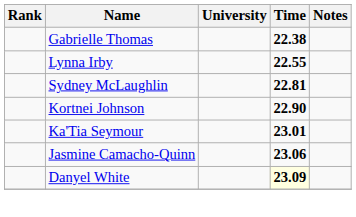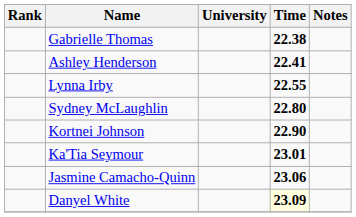+ row: (103, 62)
(290, 85) 22.81 -> (290, 108) 22.80
